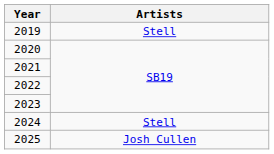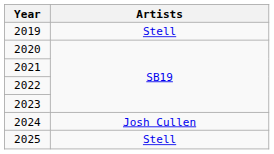(160, 121) Stell -> (160, 121) Josh Cullen
(160, 139) Josh Cullen -> (160, 139) Stell
